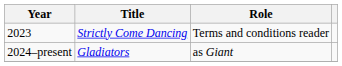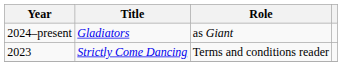rows swapped: (19, 33) <-> (39, 52)
